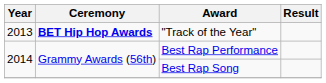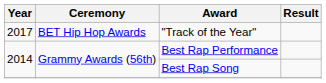(20, 31) 2013 -> (20, 31) 2017
(95, 31) bold -> (92, 31) normal
